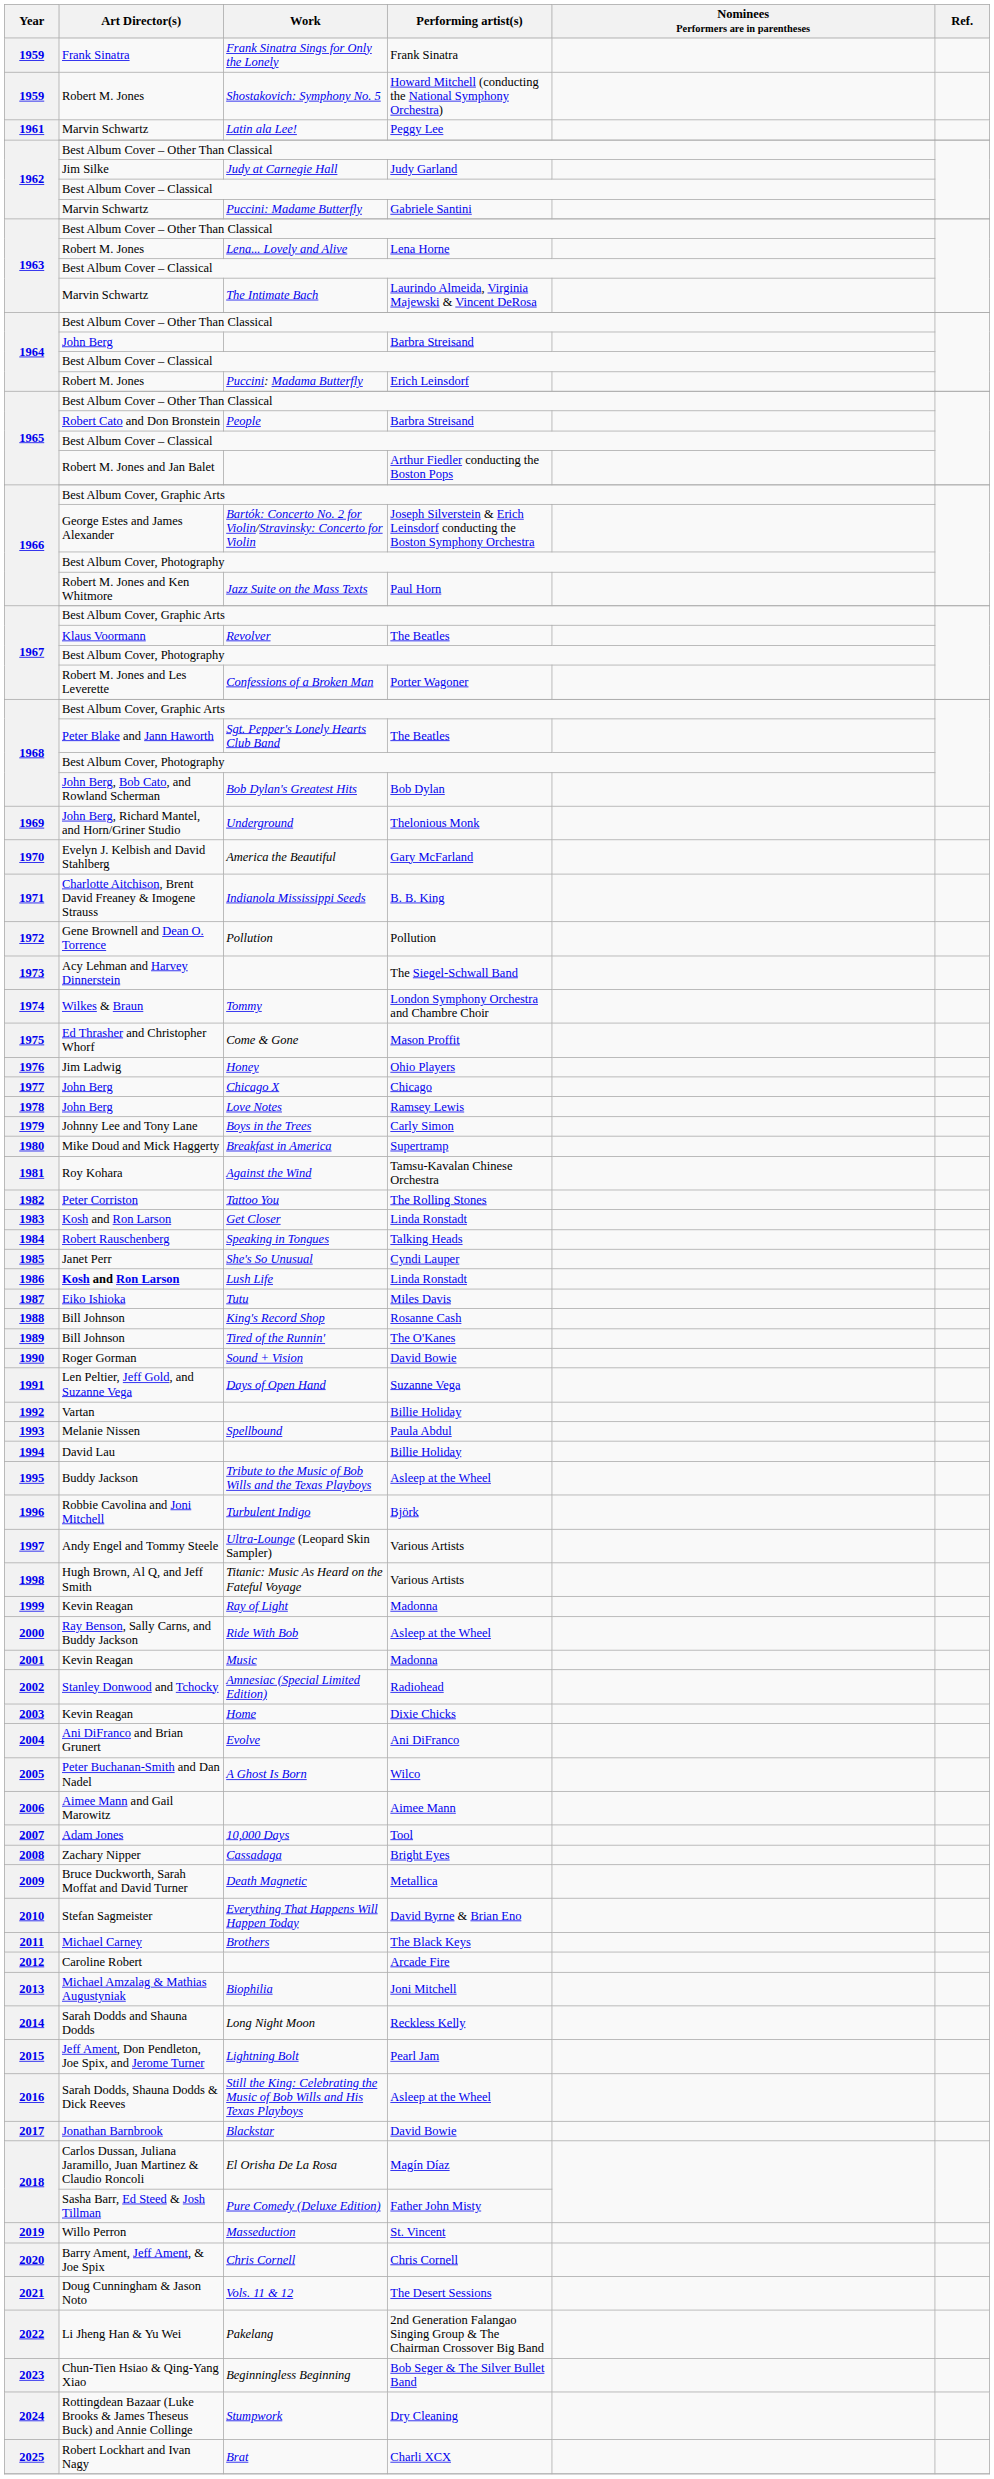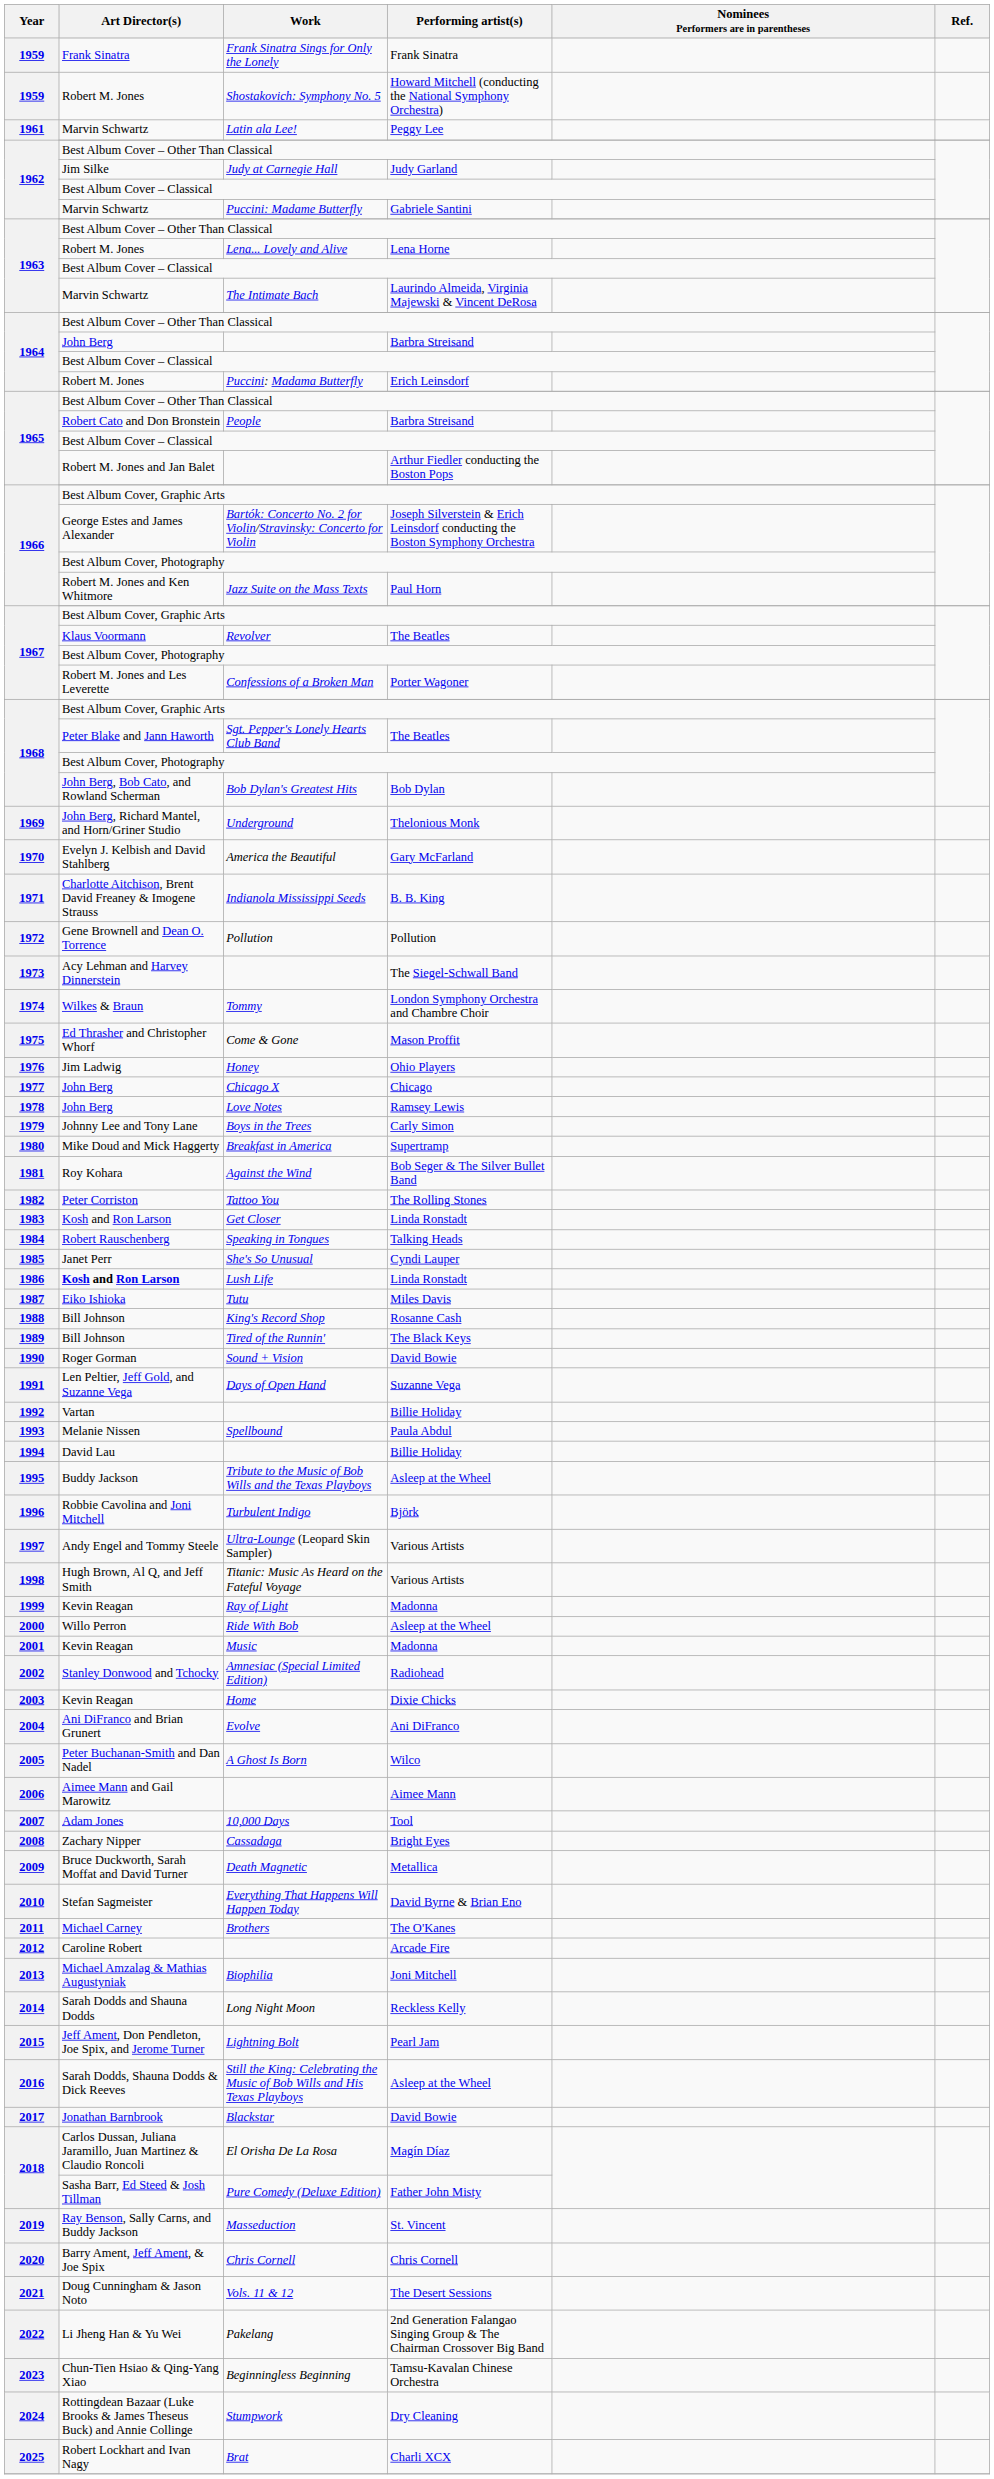(451, 1173) Tamsu-Kavalan Chinese Orchestra -> (467, 1173) Bob Seger & The Silver Bullet Band
(423, 1338) The O'Kanes -> (431, 1338) The Black Keys
(137, 1633) Ray Benson, Sally Carns, and Buddy Jackson -> (94, 1626) Willo Perron
(431, 1942) The Black Keys -> (423, 1928) The O'Kanes
(94, 2232) Willo Perron -> (137, 2225) Ray Benson, Sally Carns, and Buddy Jackson
(467, 2375) Bob Seger & The Silver Bullet Band -> (451, 2375) Tamsu-Kavalan Chinese Orchestra
